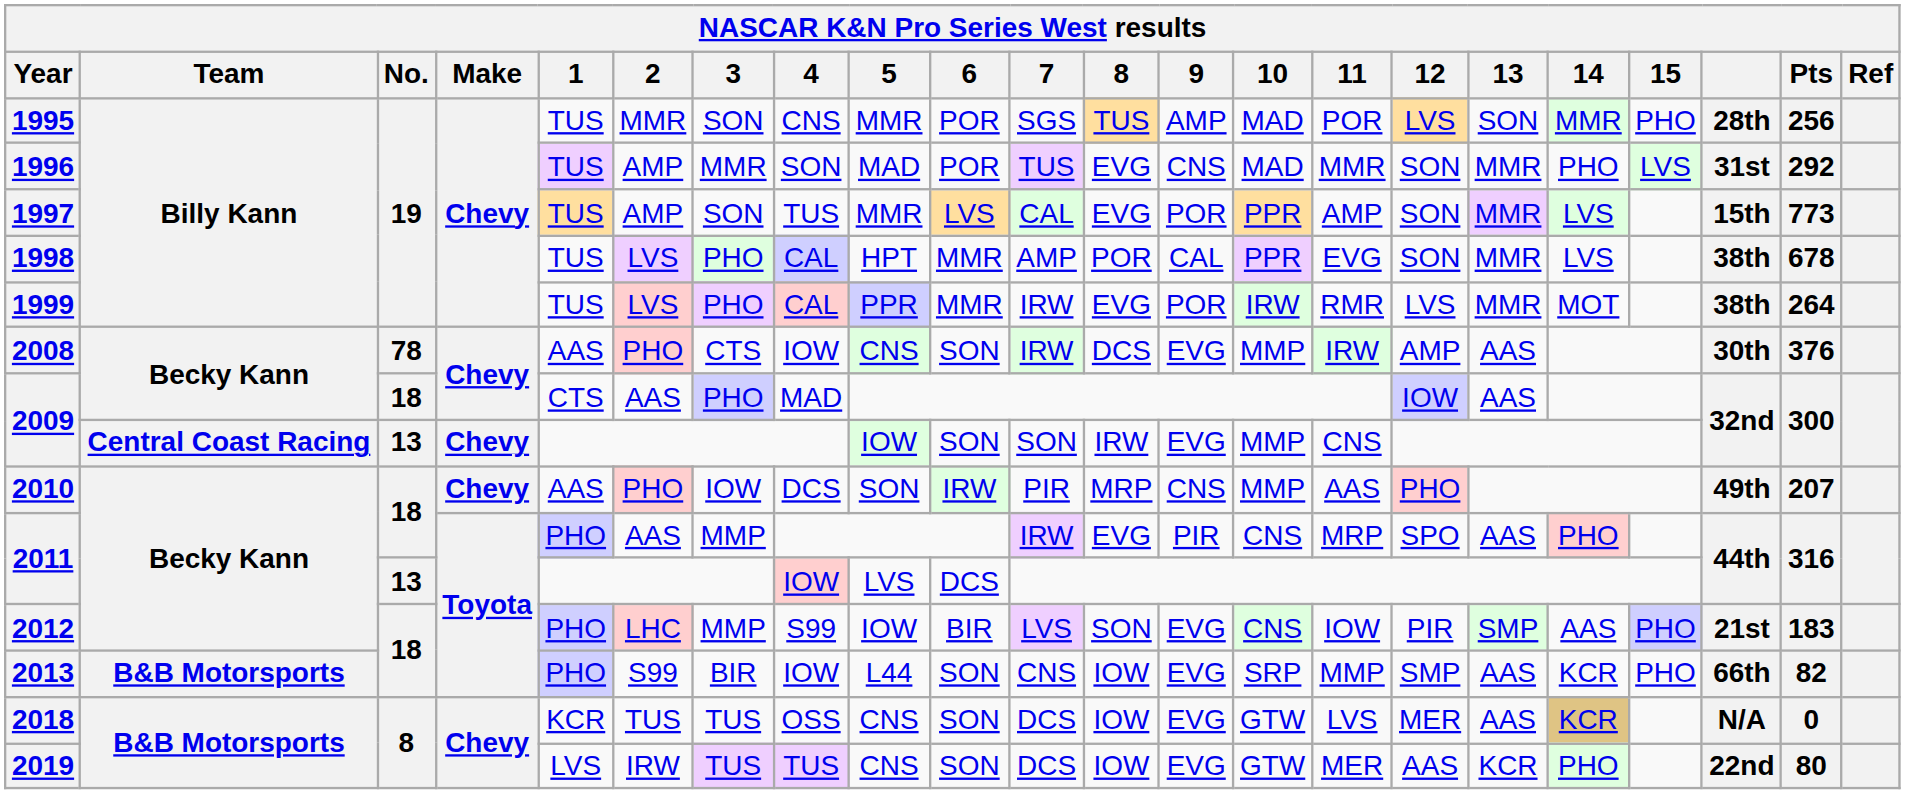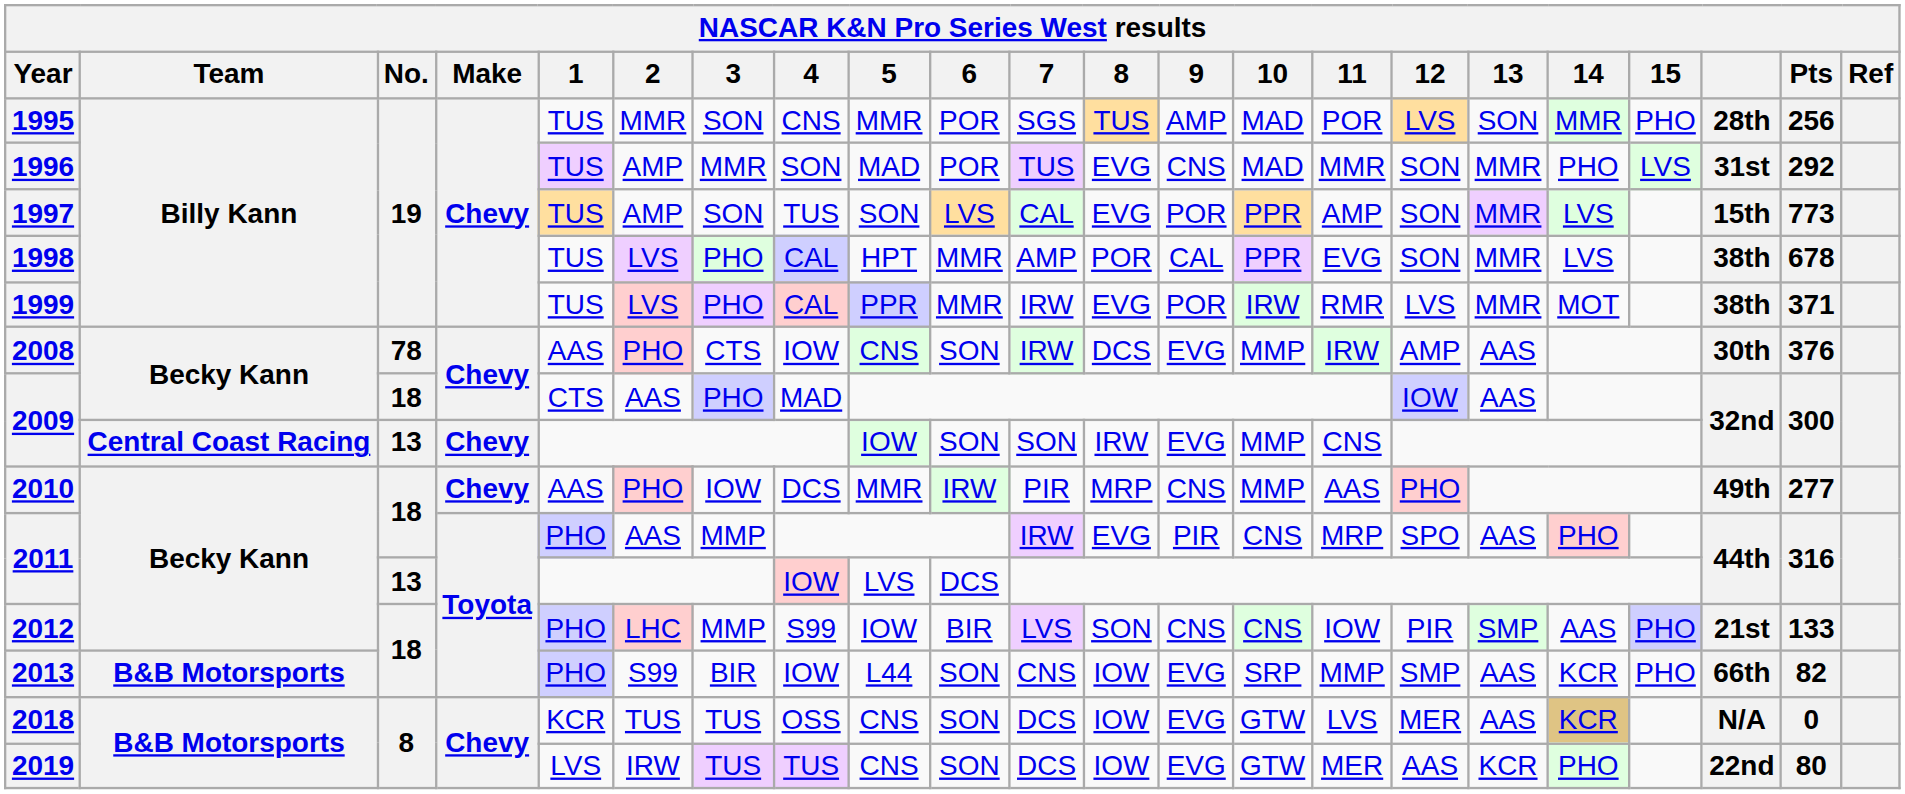(889, 213) MMR -> (889, 213) SON
(1811, 305) 264 -> (1811, 305) 371
(889, 489) SON -> (889, 489) MMR
(1811, 489) 207 -> (1811, 489) 277
(1196, 627) EVG -> (1196, 627) CNS
(1811, 627) 183 -> (1811, 627) 133
